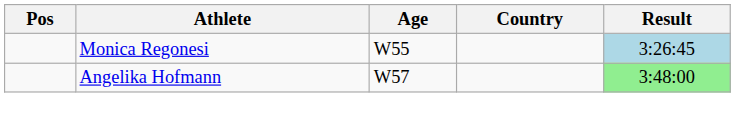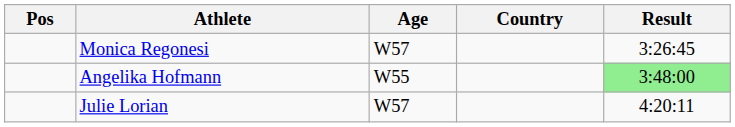(392, 48) W55 -> (392, 48) W57
(667, 48) lightblue background -> (667, 48) no background
(392, 77) W57 -> (392, 77) W55
+ row: (124, 106)
